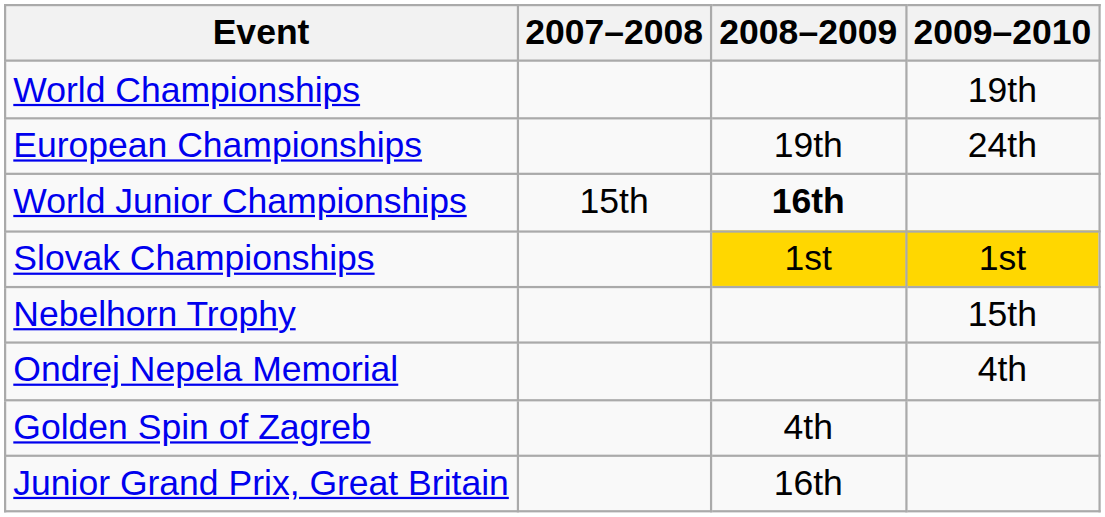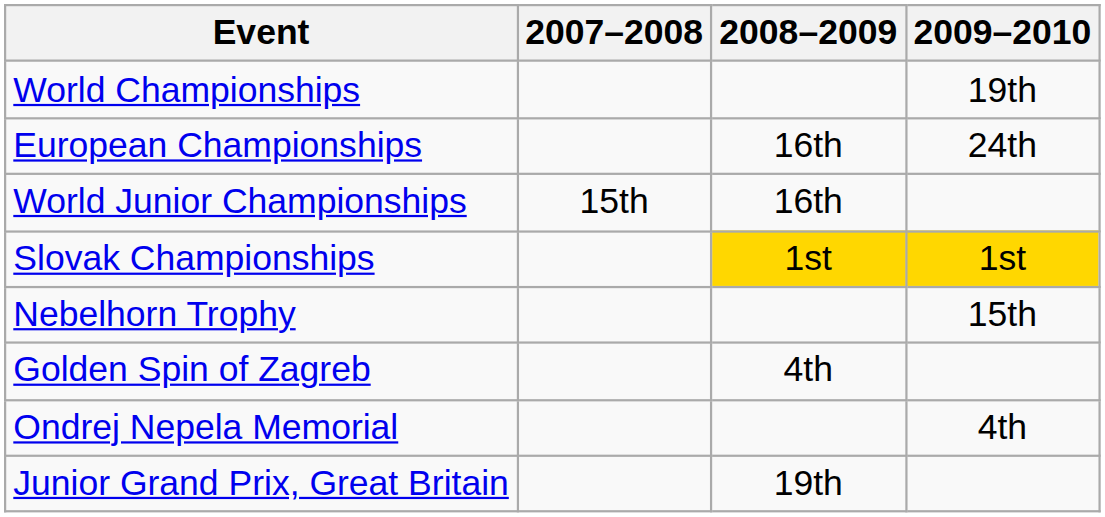(808, 145) 19th -> (808, 145) 16th
(808, 201) bold -> (808, 201) normal
rows swapped: (206, 370) <-> (192, 426)
(808, 483) 16th -> (808, 483) 19th
